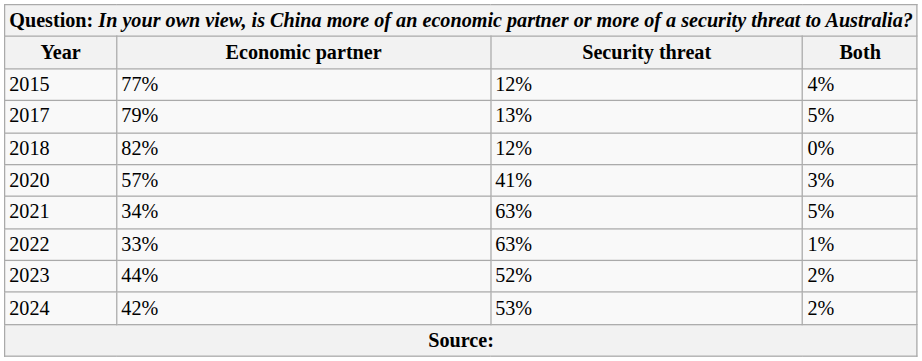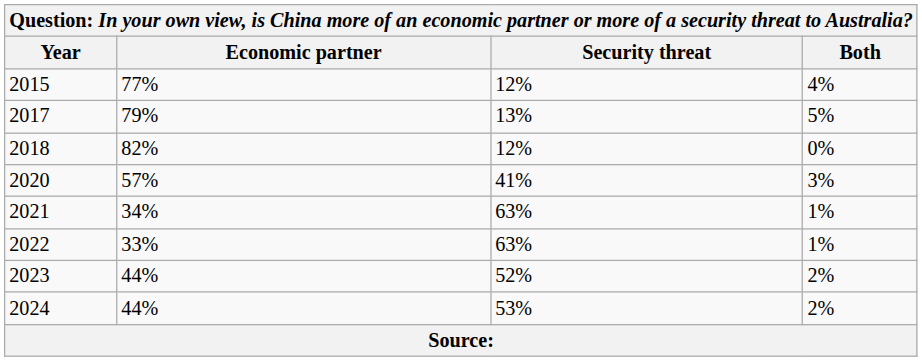(821, 212) 5% -> (821, 212) 1%
(140, 308) 42% -> (140, 308) 44%
